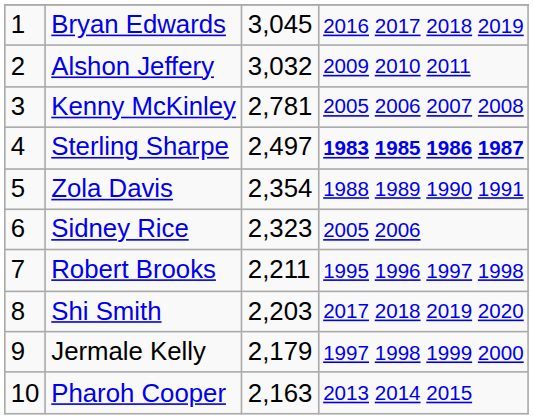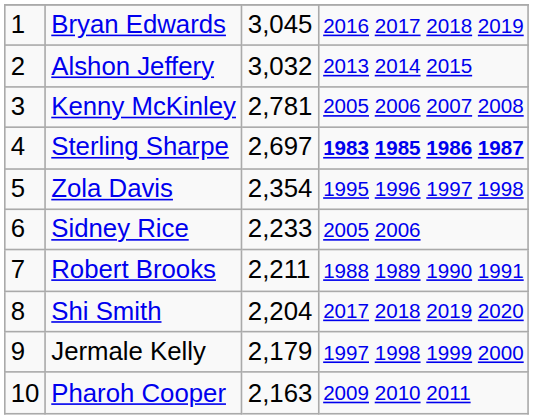(397, 66) 2009 2010 2011 -> (398, 66) 2013 2014 2015
(280, 147) 2,497 -> (280, 147) 2,697
(423, 189) 1988 1989 1990 1991 -> (423, 189) 1995 1996 1997 1998
(280, 229) 2,323 -> (280, 229) 2,233
(423, 270) 1995 1996 1997 1998 -> (423, 270) 1988 1989 1990 1991
(280, 310) 2,203 -> (280, 310) 2,204
(398, 393) 2013 2014 2015 -> (397, 393) 2009 2010 2011
